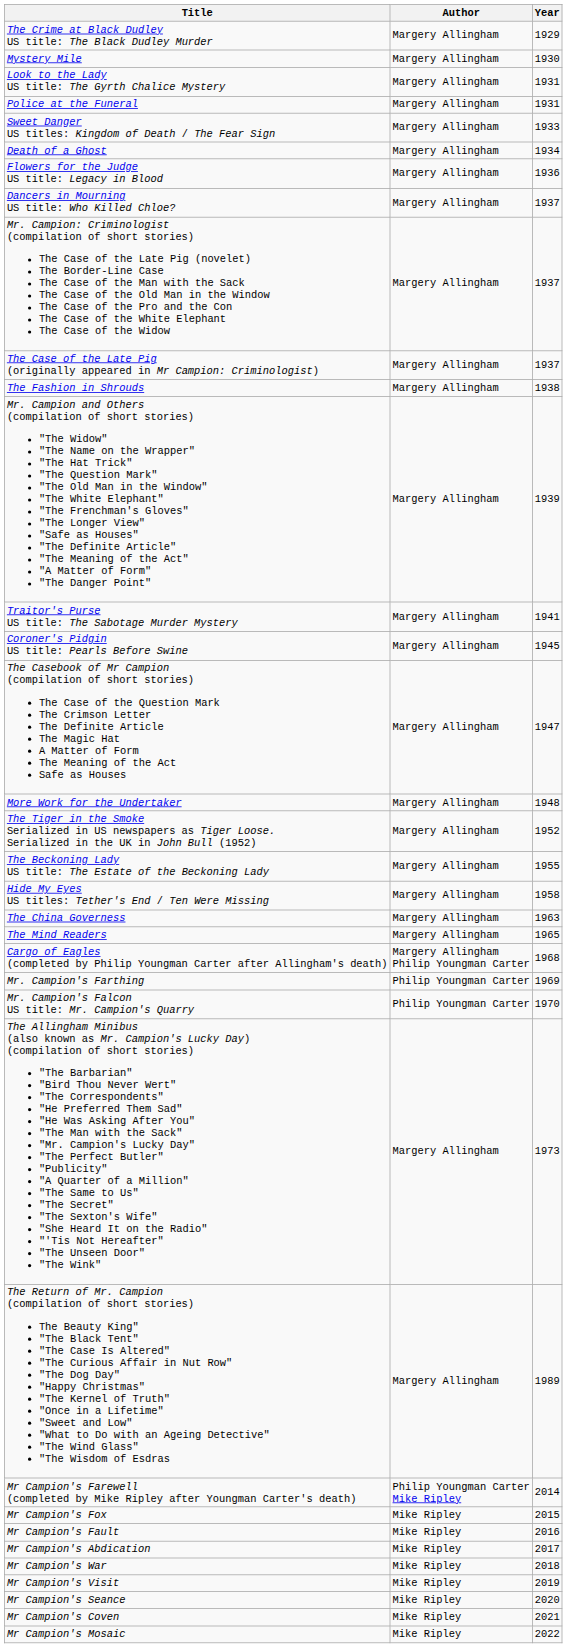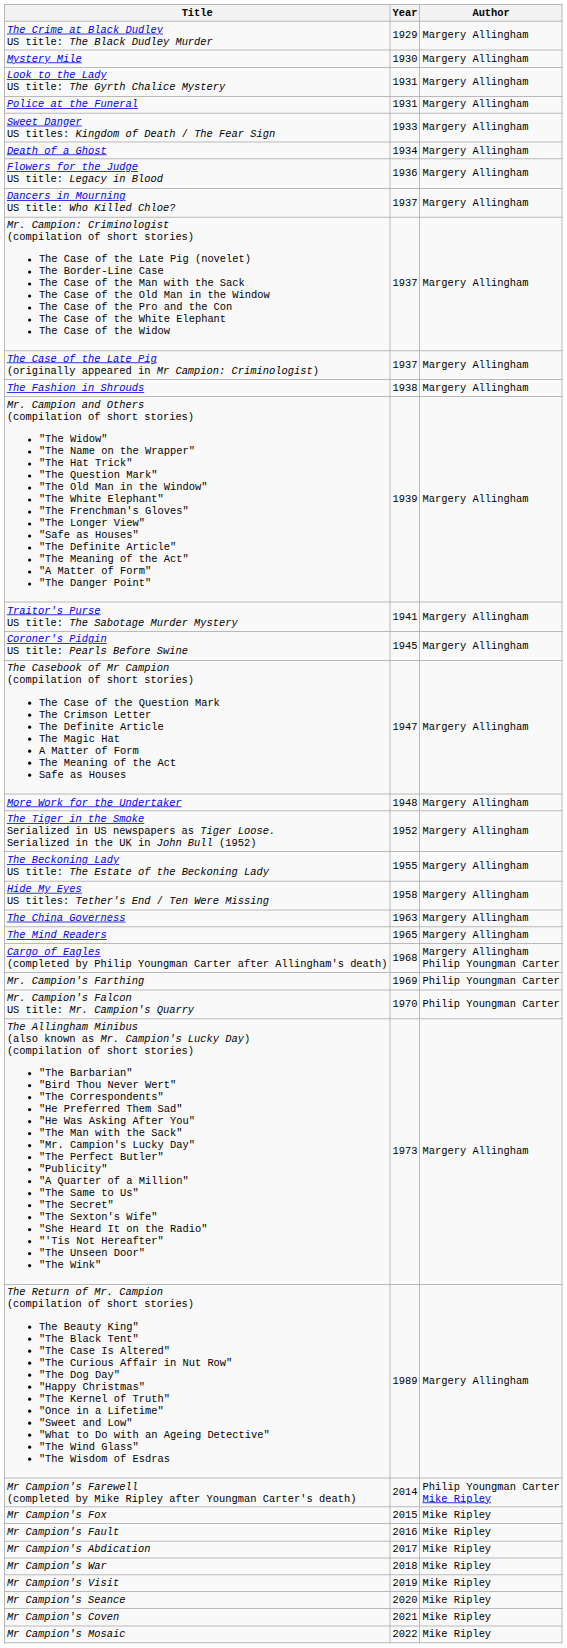columns swapped: (461, 13) <-> (547, 13)
